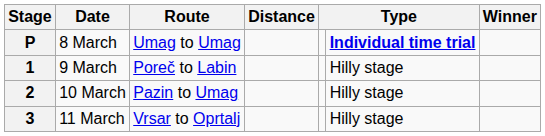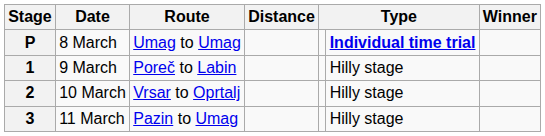(186, 93) Pazin to Umag -> (187, 93) Vrsar to Oprtalj
(187, 118) Vrsar to Oprtalj -> (186, 118) Pazin to Umag
